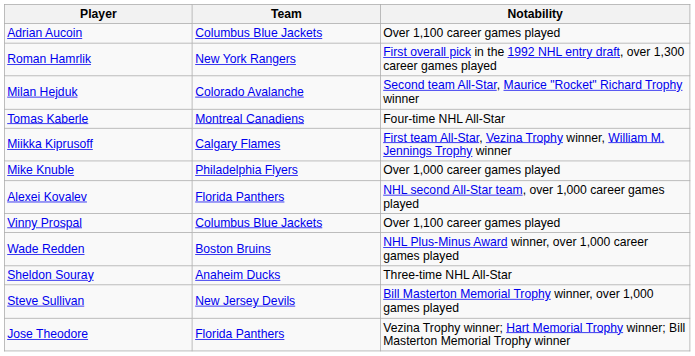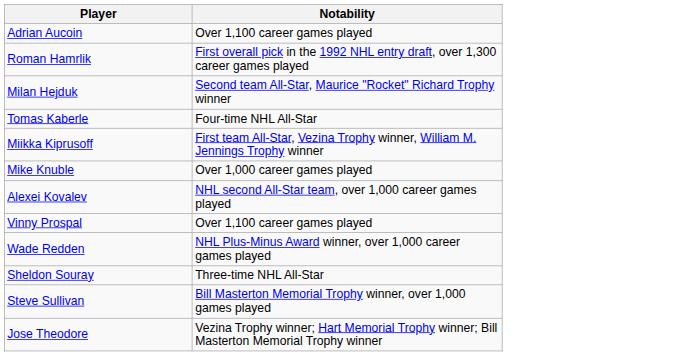- column: (286, 14)
